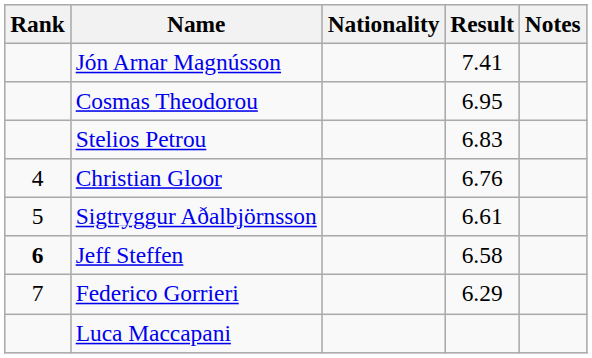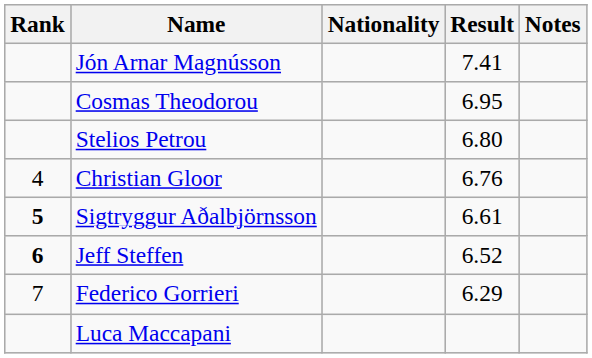(482, 139) 6.83 -> (482, 139) 6.80
(38, 216) normal -> (38, 216) bold
(482, 255) 6.58 -> (482, 255) 6.52
